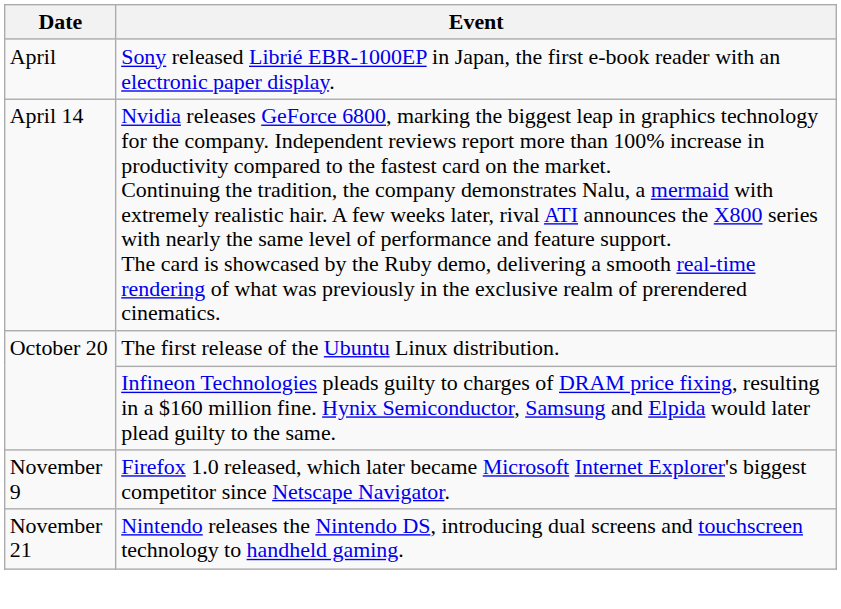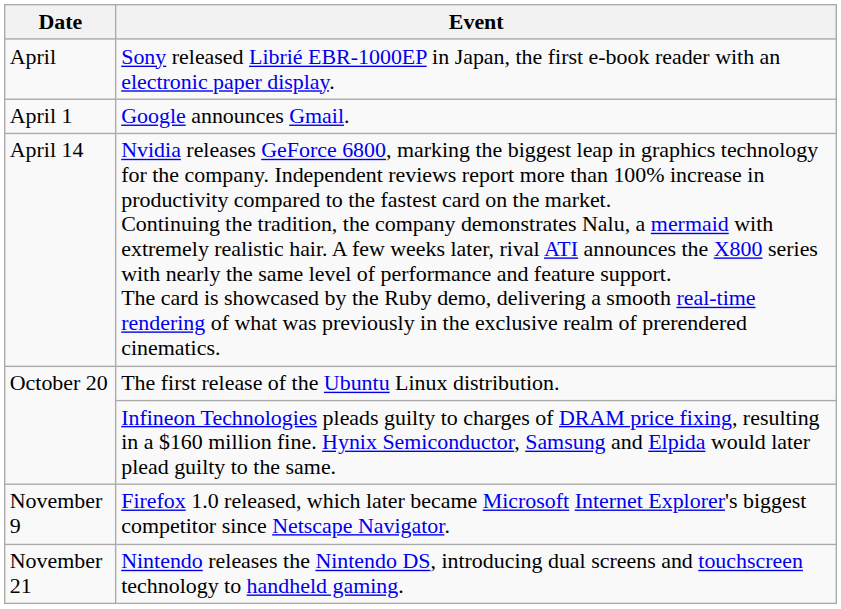+ row: (235, 116)
